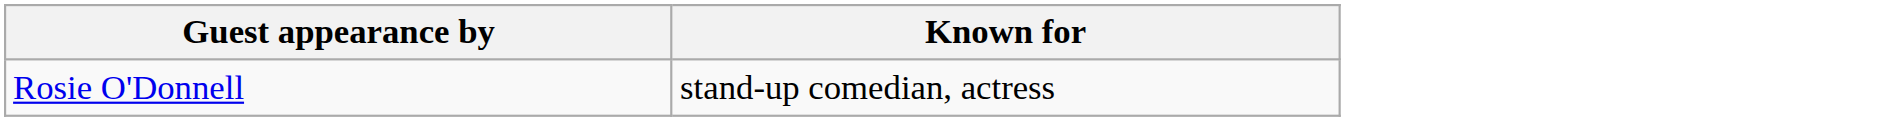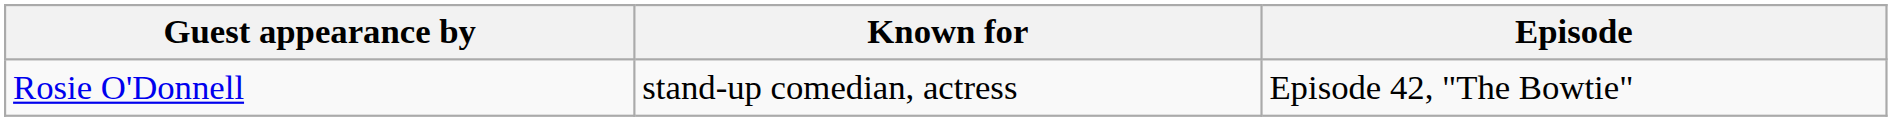+ column: (1574, 32)
